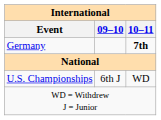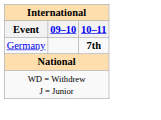- row: (50, 78)
